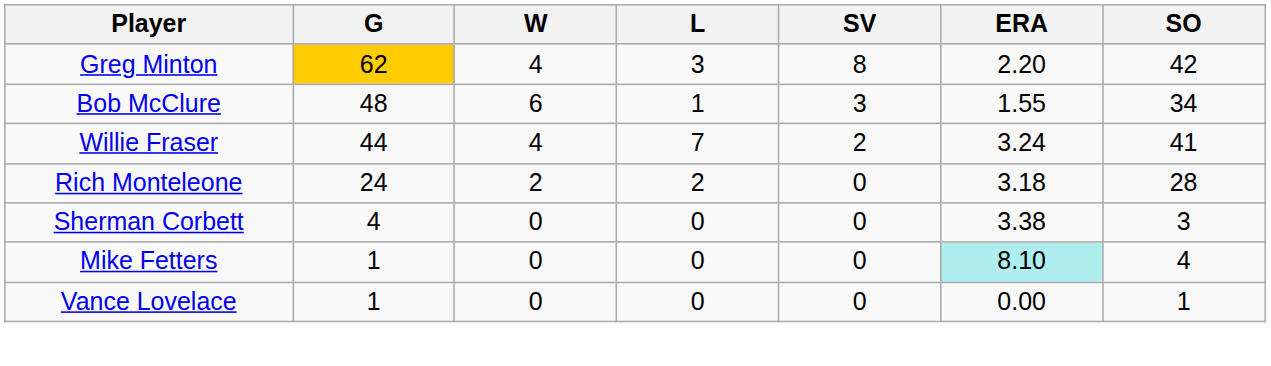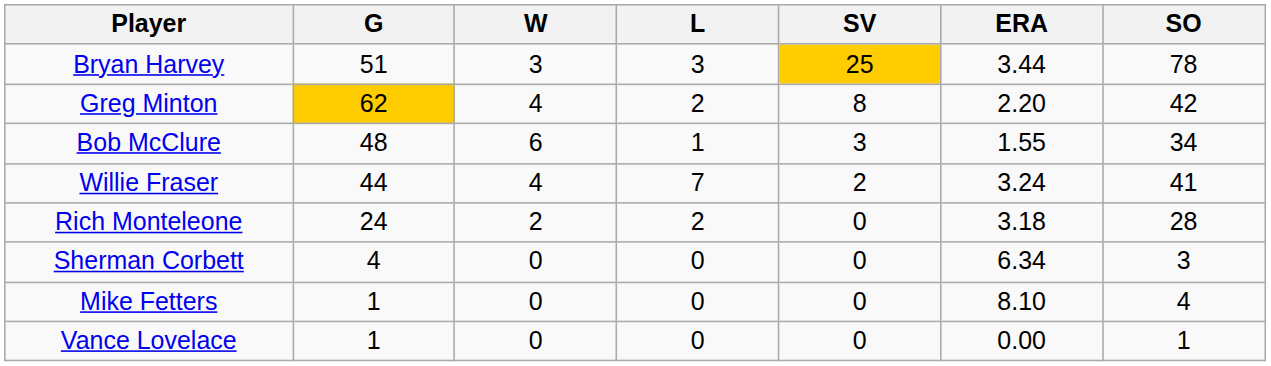+ row: (149, 63)
(698, 63) 3 -> (698, 103) 2
(1022, 222) 3.38 -> (1022, 261) 6.34
(1022, 261) paleturquoise background -> (1022, 301) no background
